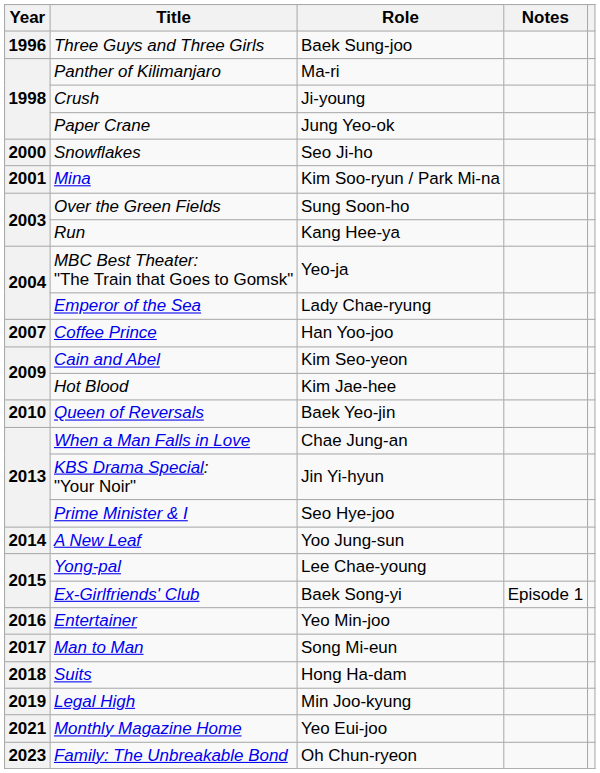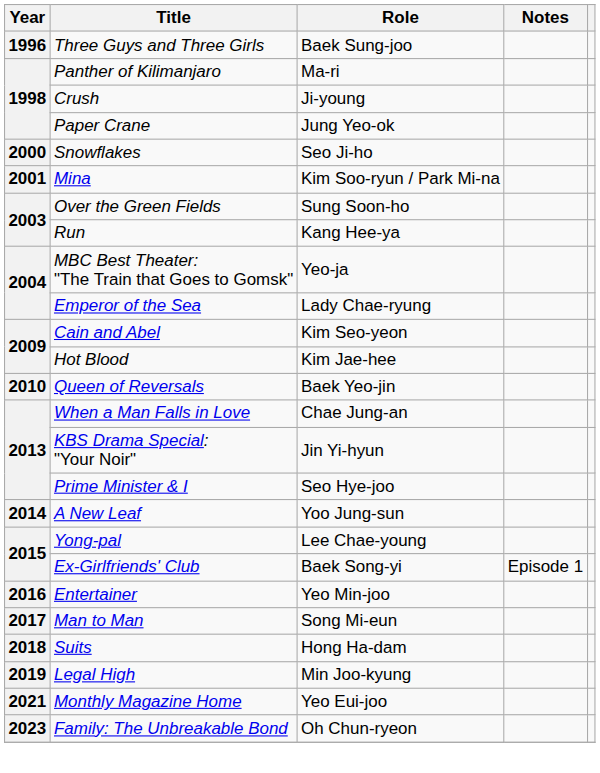- row: (105, 332)
